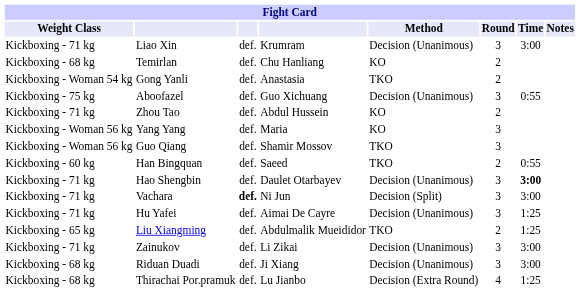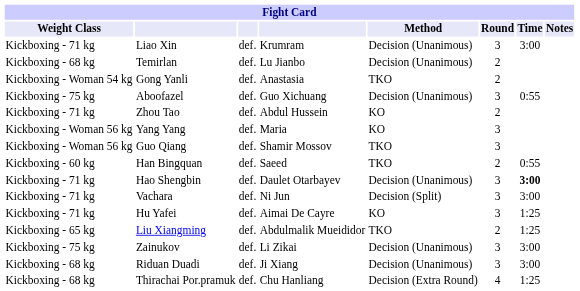(292, 62) Chu Hanliang -> (282, 62) Lu Jianbo
(378, 62) KO -> (420, 62) Decision (Unanimous)
(248, 197) bold -> (248, 197) normal
(421, 213) Decision (Unanimous) -> (377, 213) KO
(50, 247) Kickboxing - 71 kg -> (50, 247) Kickboxing - 75 kg
(283, 281) Lu Jianbo -> (292, 281) Chu Hanliang
